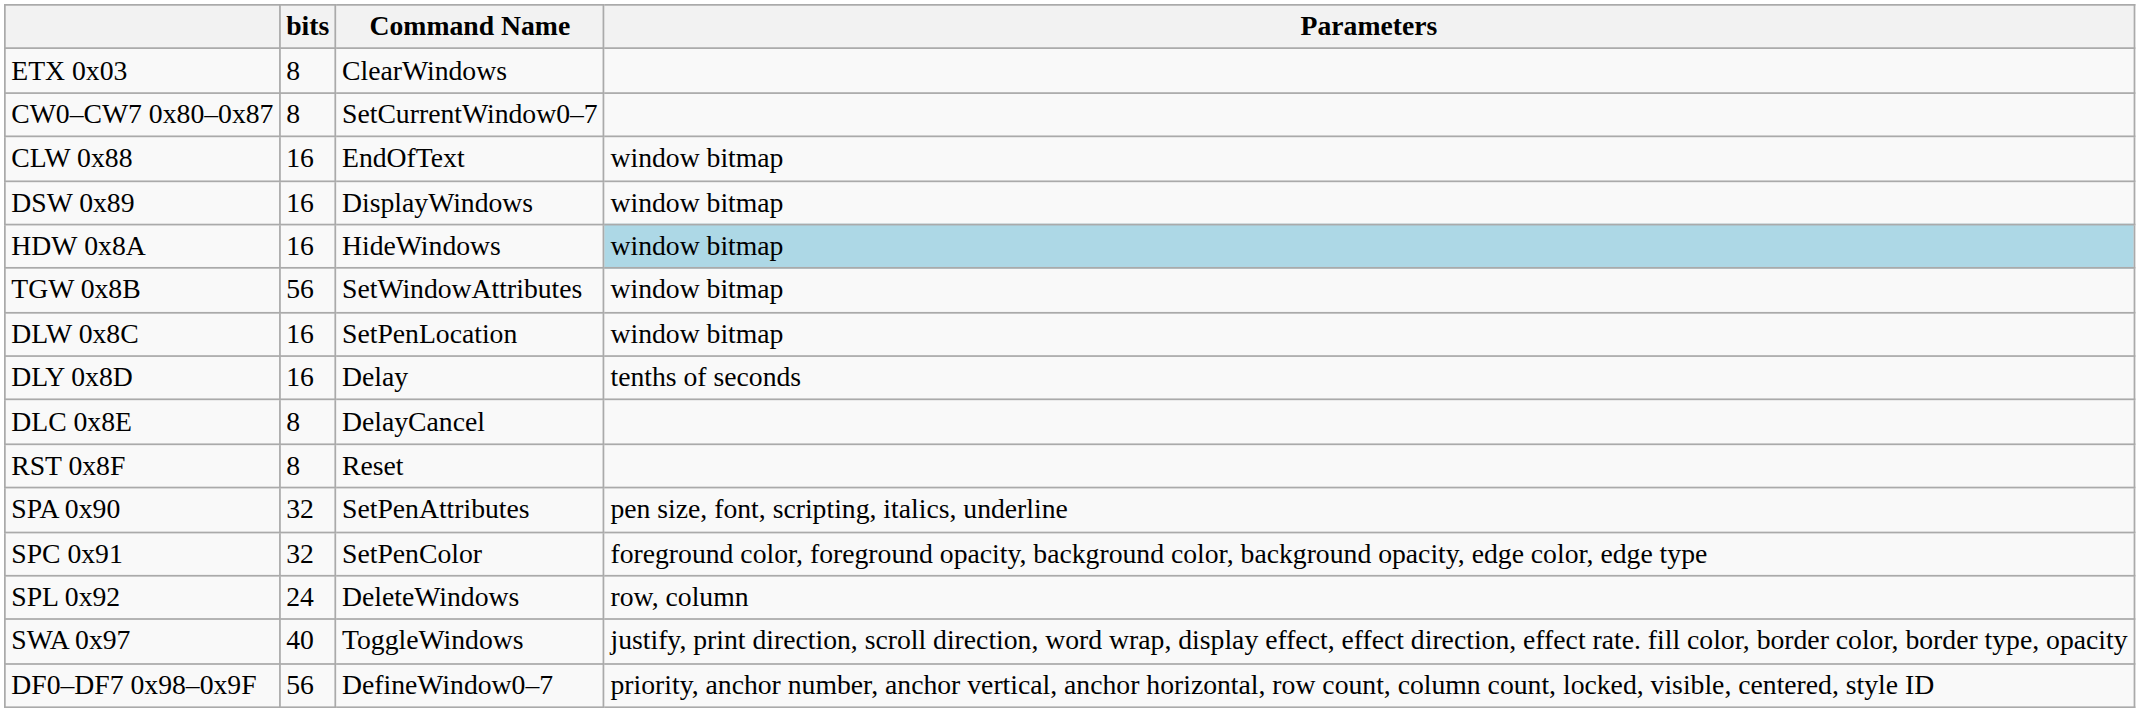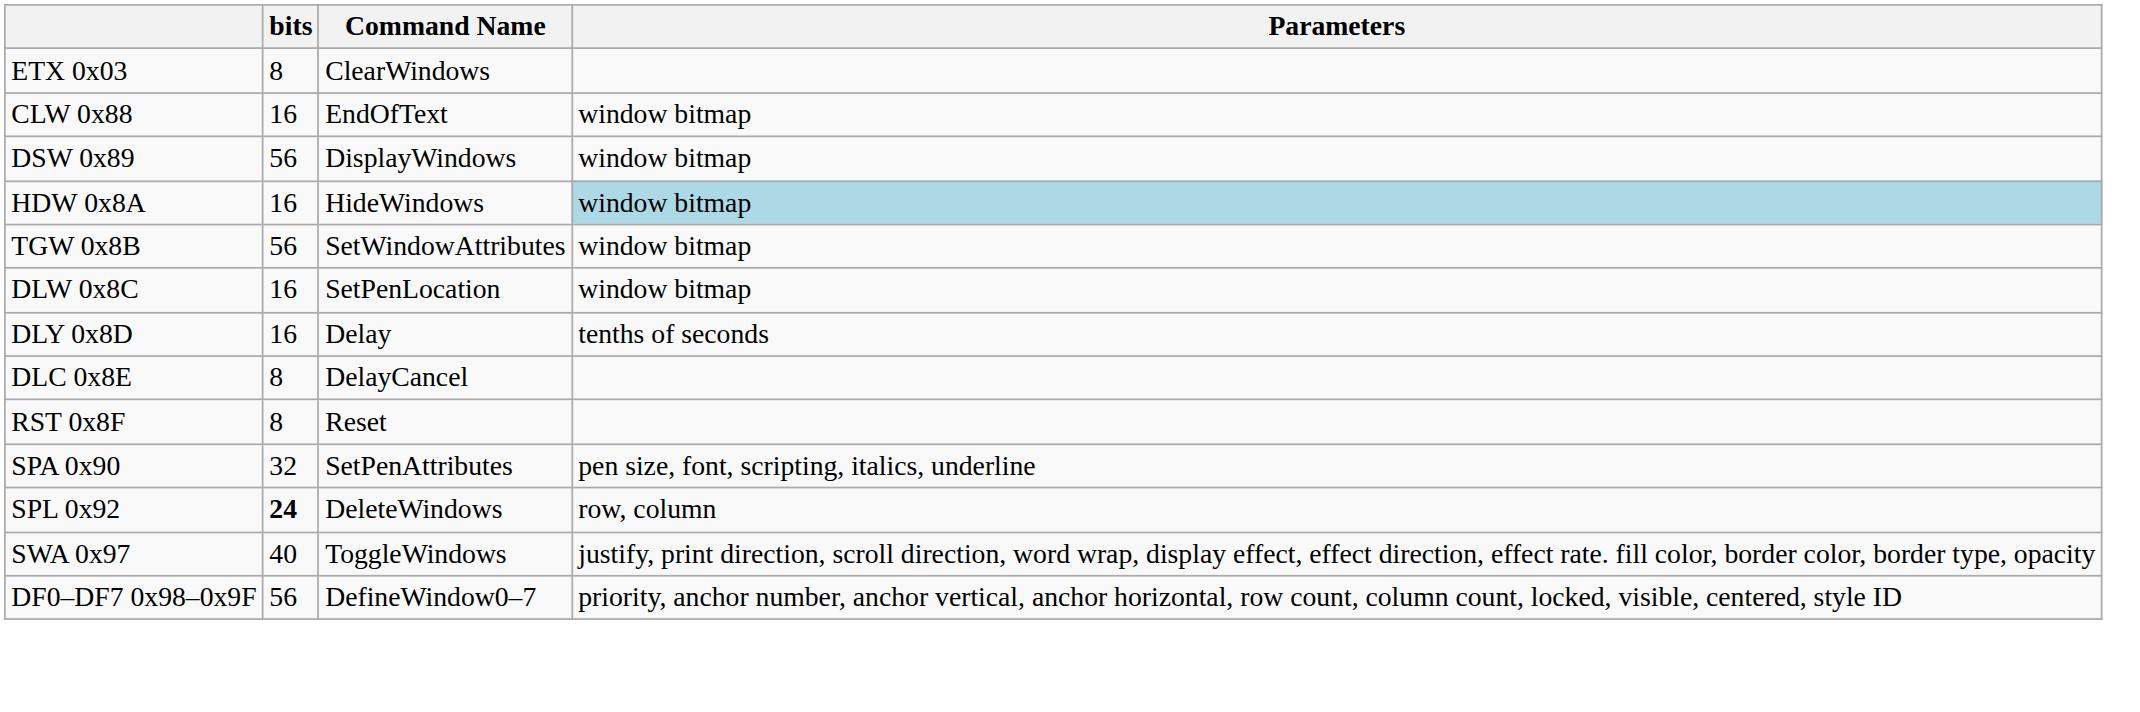- row: (142, 114)
(300, 202) 16 -> (283, 158) 56
- row: (67, 553)
(300, 597) normal -> (283, 509) bold
